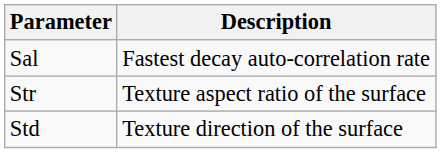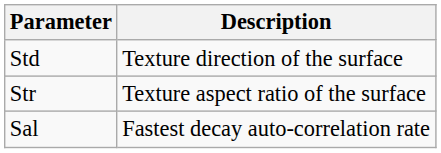rows swapped: (24, 57) <-> (25, 128)
